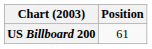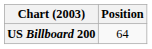(122, 33) 61 -> (122, 33) 64
